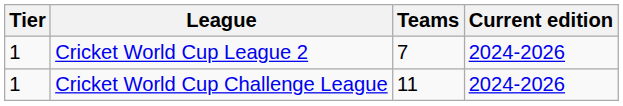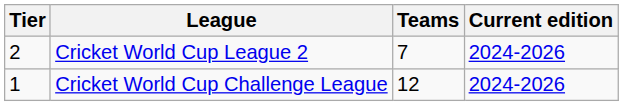(15, 52) 1 -> (15, 52) 2
(407, 84) 11 -> (408, 84) 12
